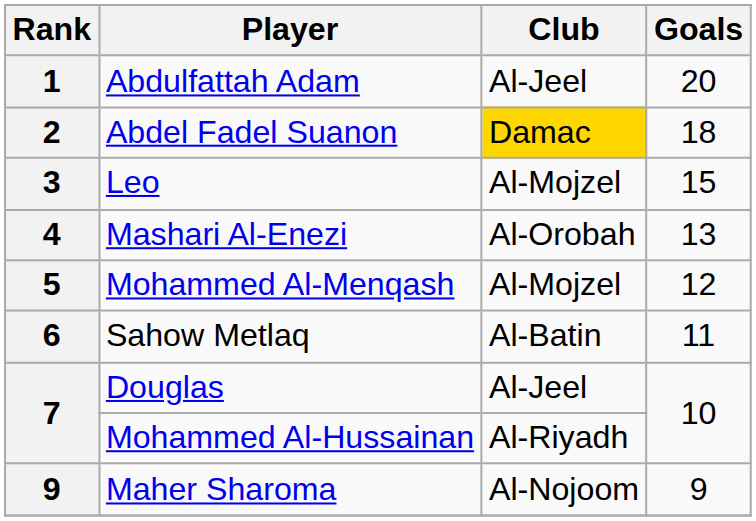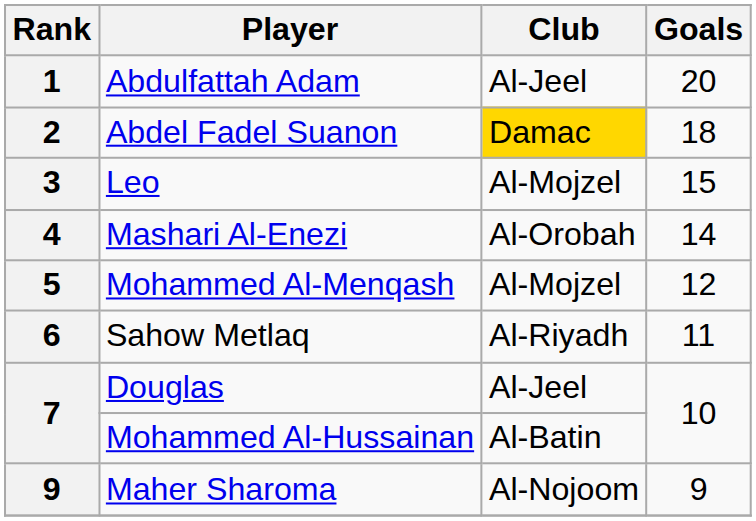(699, 234) 13 -> (699, 234) 14
(545, 336) Al-Batin -> (559, 336) Al-Riyadh
(559, 438) Al-Riyadh -> (545, 438) Al-Batin
